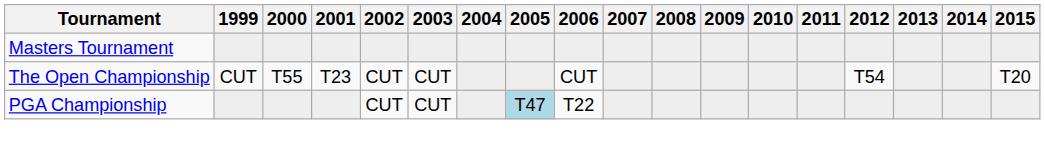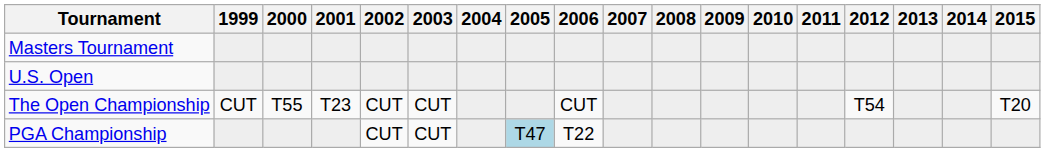+ row: (51, 76)
